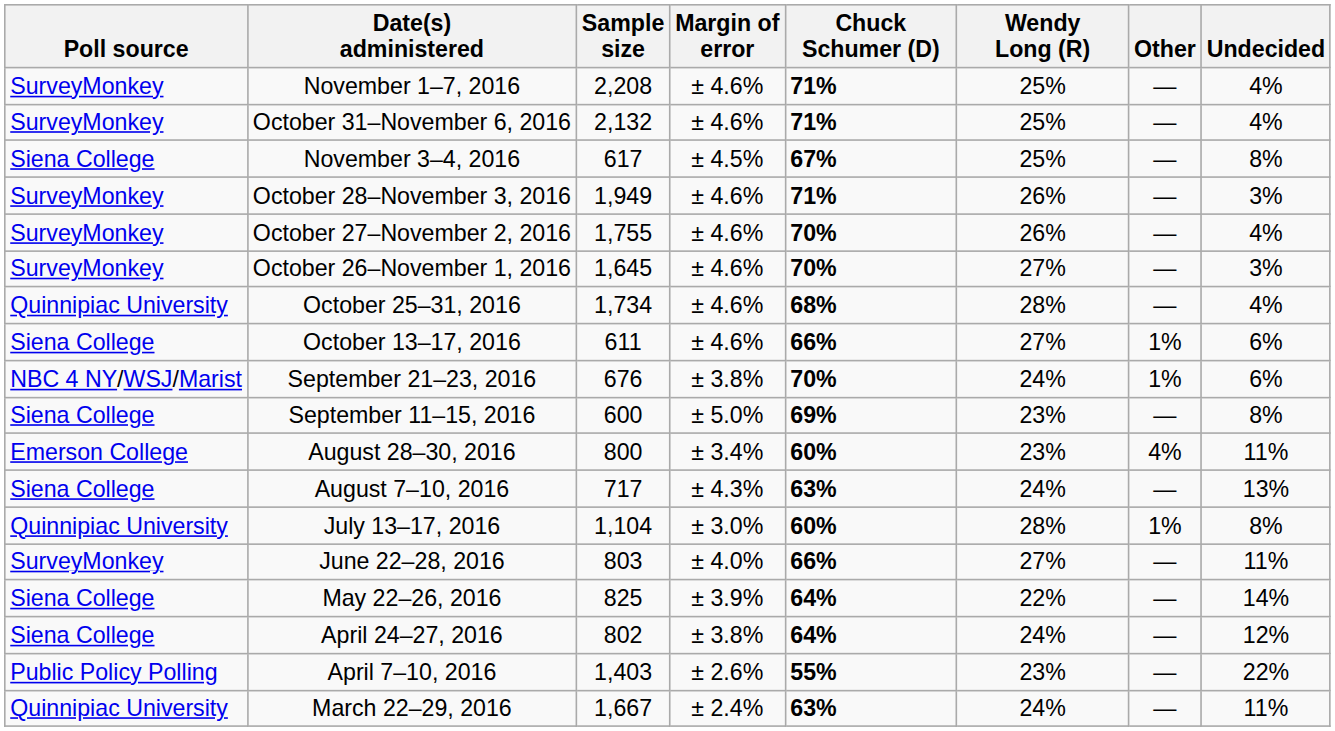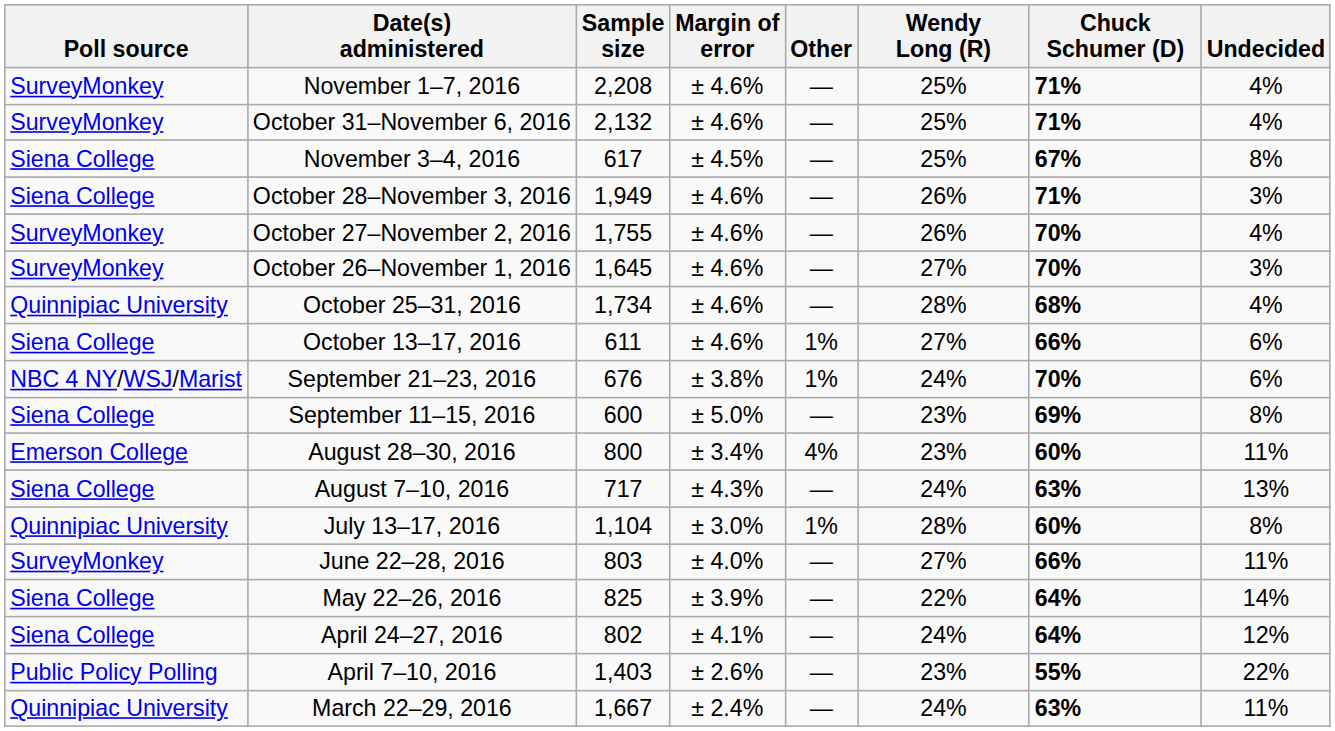columns swapped: (871, 36) <-> (1165, 49)
(87, 196) SurveyMonkey -> (82, 196) Siena College
(727, 635) ± 3.8% -> (727, 635) ± 4.1%
